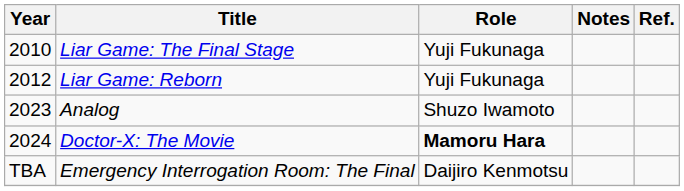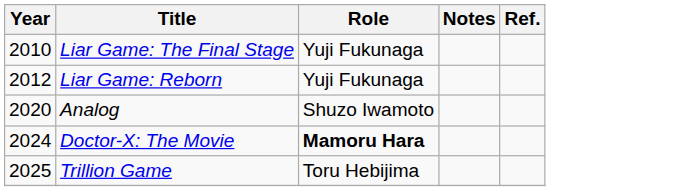(30, 110) 2023 -> (30, 110) 2020
+ row: (116, 170)
- row: (237, 170)
